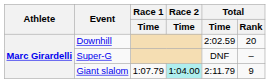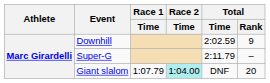(251, 42) 20 -> (251, 42) 9
(220, 56) DNF -> (220, 56) 2:11.79
(220, 71) 2:11.79 -> (220, 71) DNF
(251, 71) 9 -> (251, 71) 20
